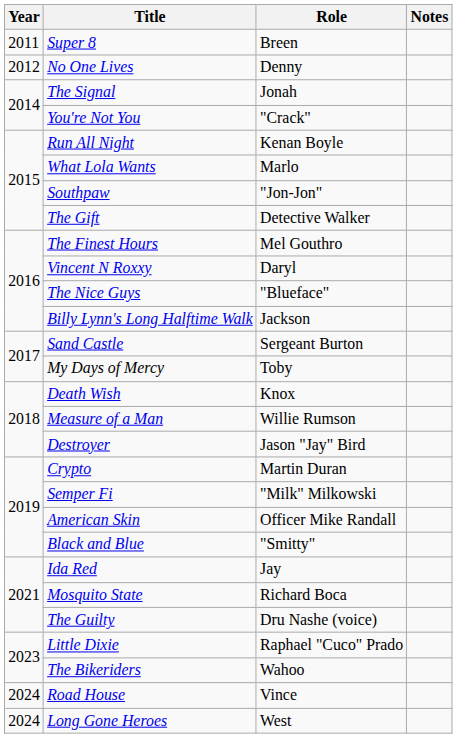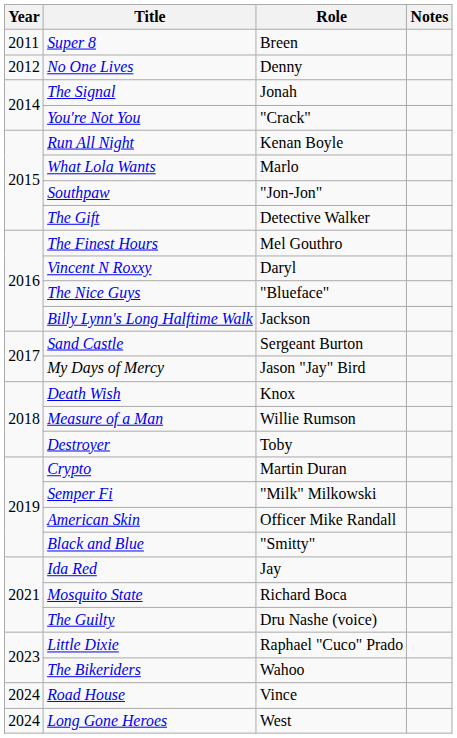(276, 368) Toby -> (313, 368) Jason "Jay" Bird
(313, 444) Jason "Jay" Bird -> (276, 444) Toby
